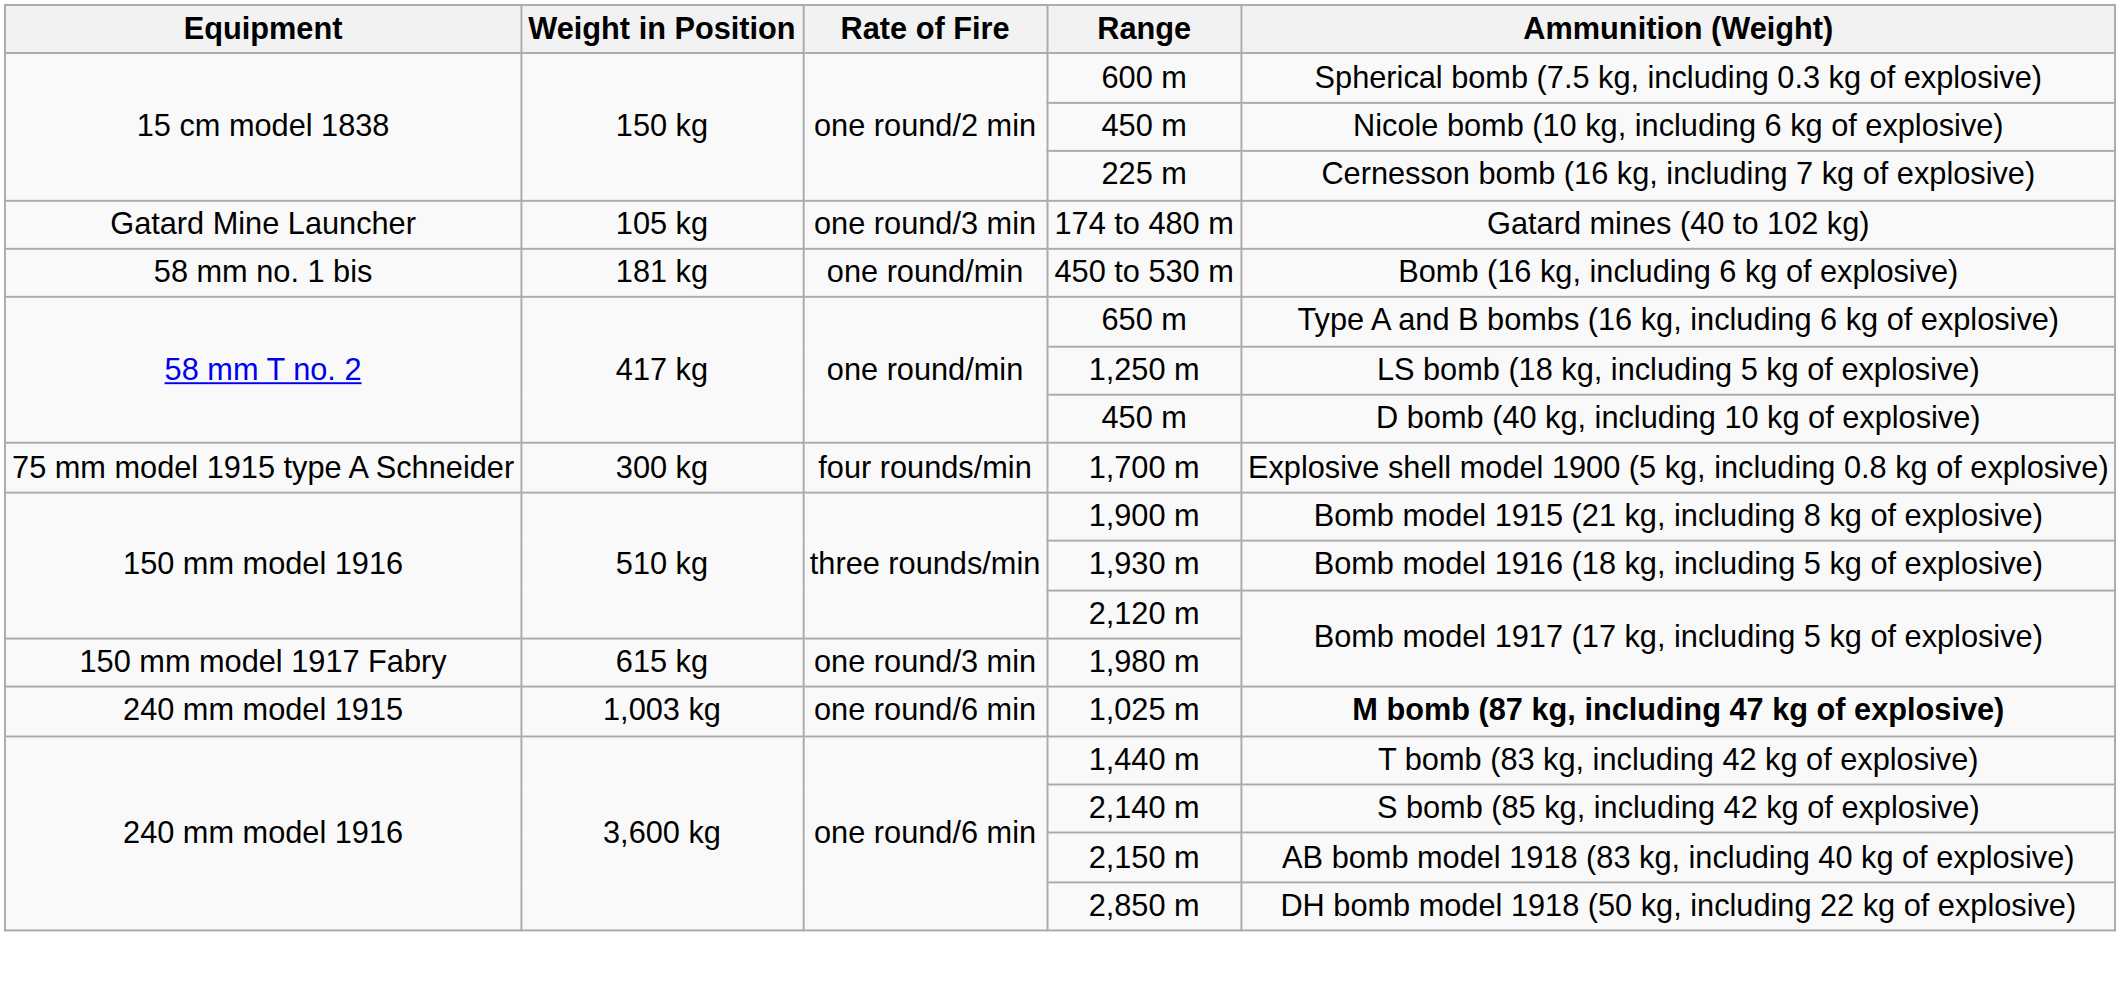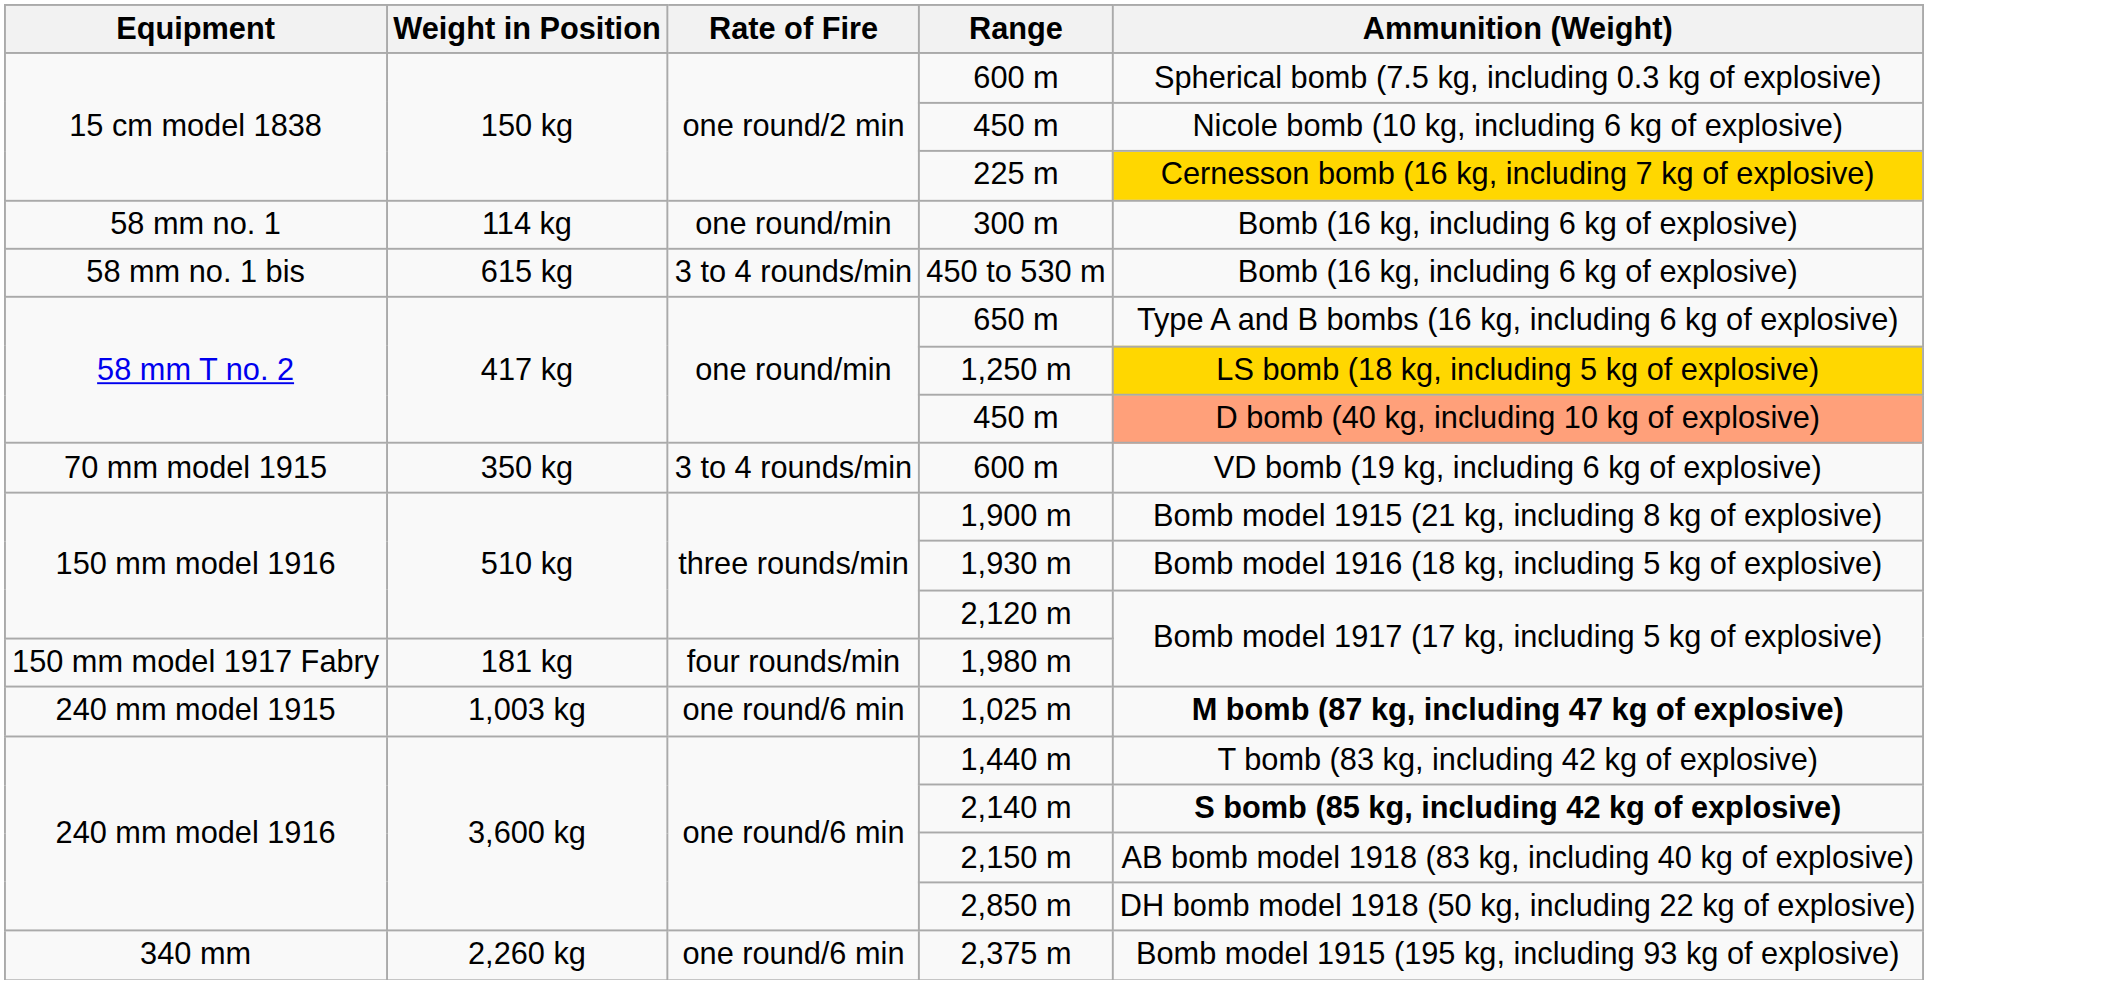(1678, 175) no background -> (1518, 175) gold background
- row: (263, 223)
+ row: (196, 223)
(662, 272) 181 kg -> (527, 272) 615 kg
(925, 272) one round/min -> (794, 272) 3 to 4 rounds/min
(1678, 369) no background -> (1518, 369) gold background
(1678, 418) no background -> (1518, 418) lightsalmon background
+ row: (196, 467)
- row: (263, 467)
(662, 662) 615 kg -> (527, 662) 181 kg
(925, 662) one round/3 min -> (793, 662) four rounds/min
(1678, 808) normal -> (1518, 808) bold
+ row: (196, 954)
